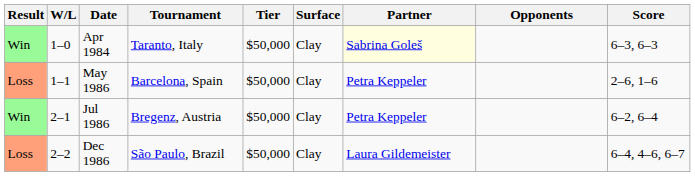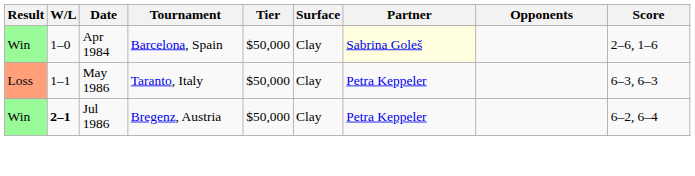(167, 44) Taranto, Italy -> (177, 44) Barcelona, Spain
(634, 44) 6–3, 6–3 -> (634, 44) 2–6, 1–6
(177, 80) Barcelona, Spain -> (167, 80) Taranto, Italy
(634, 80) 2–6, 1–6 -> (634, 80) 6–3, 6–3
(60, 116) normal -> (60, 116) bold
- row: (96, 153)
